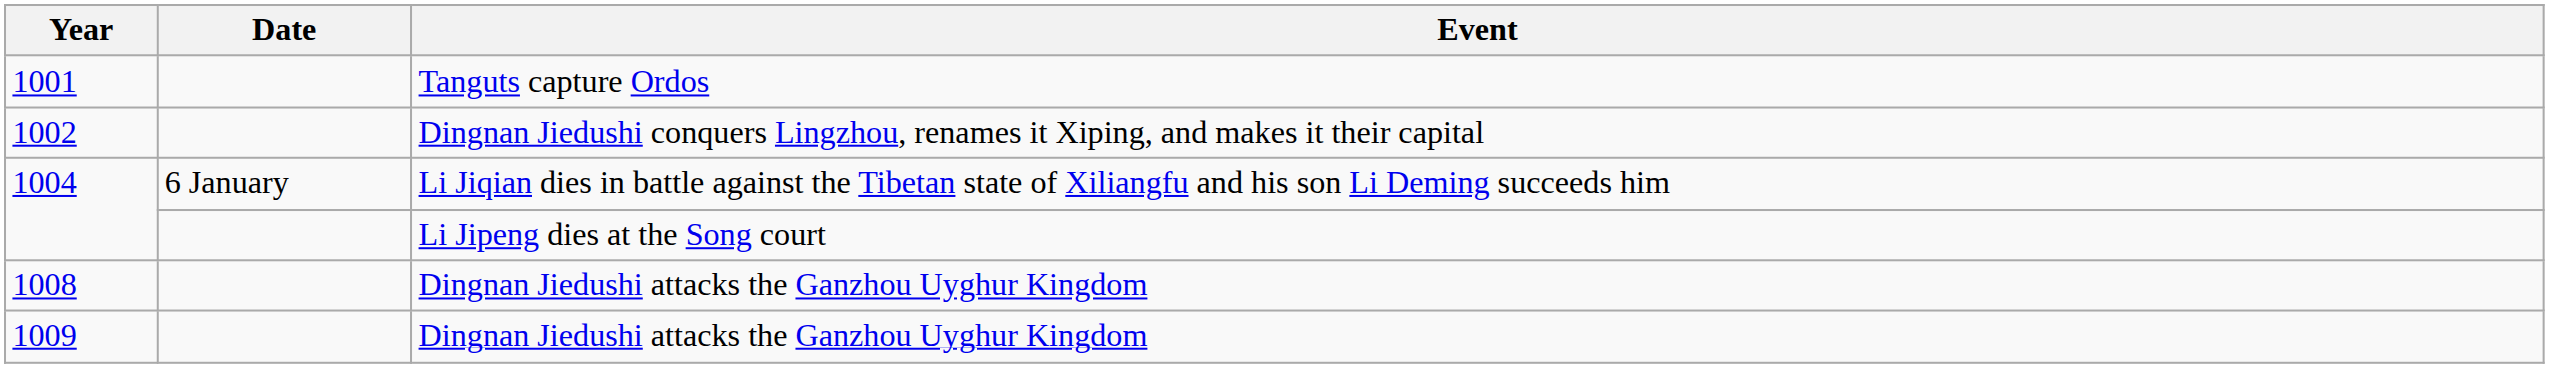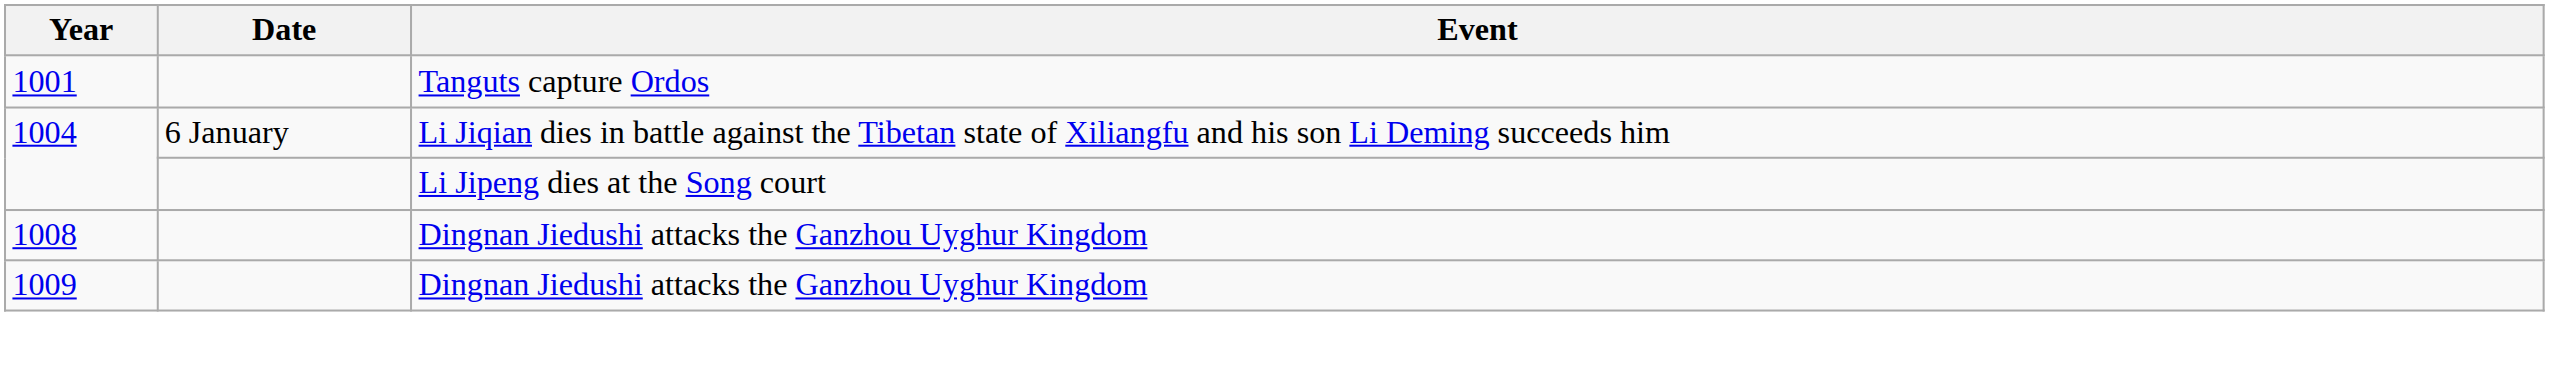- row: (45, 132)
